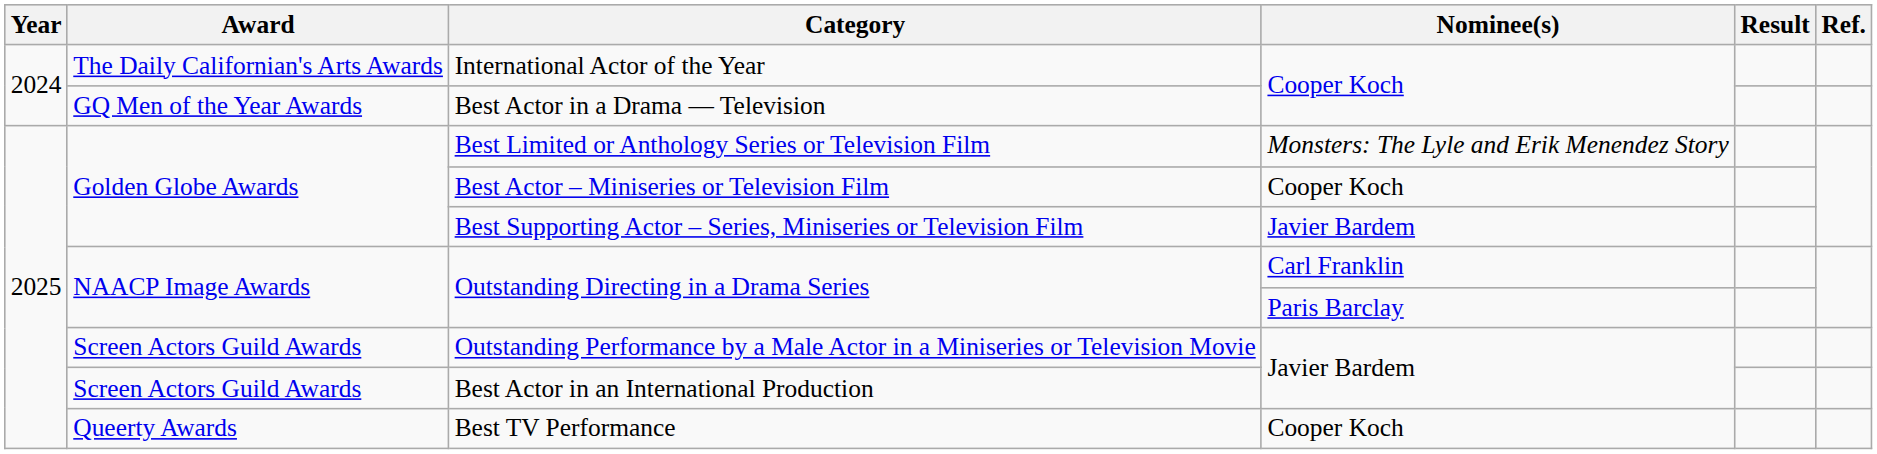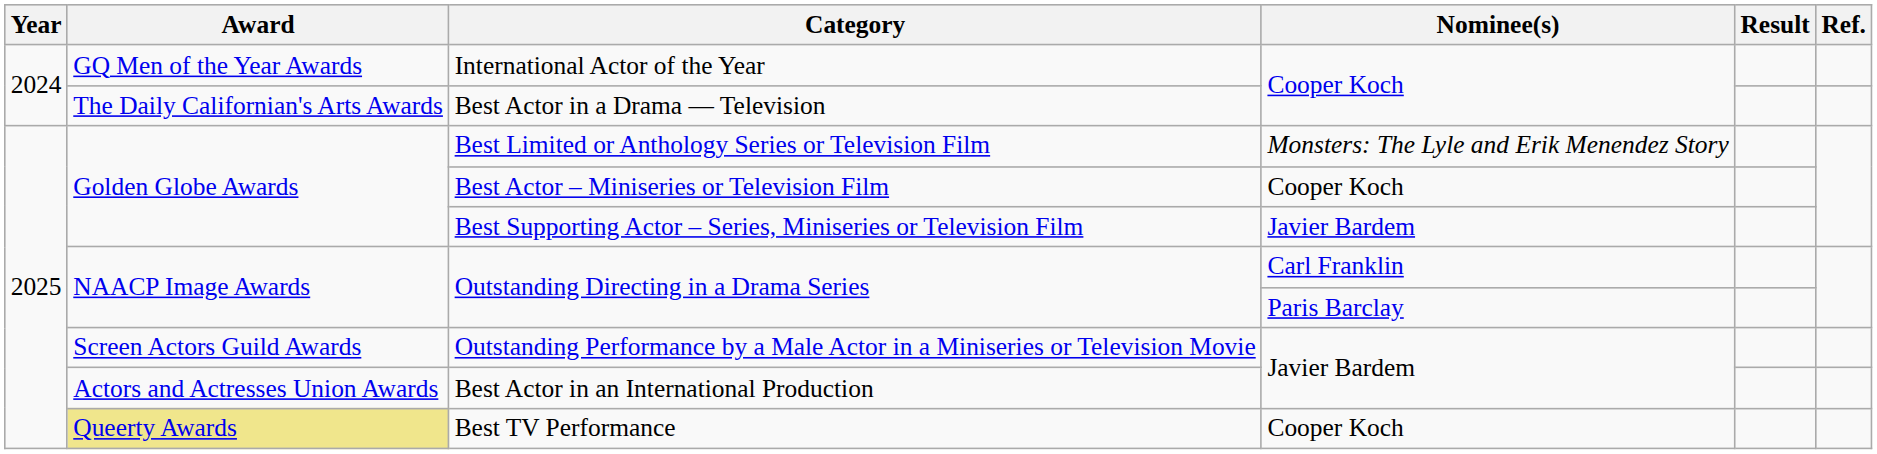(258, 65) The Daily Californian's Arts Awards -> (218, 65) GQ Men of the Year Awards
(218, 105) GQ Men of the Year Awards -> (258, 105) The Daily Californian's Arts Awards
(217, 387) Screen Actors Guild Awards -> (256, 387) Actors and Actresses Union Awards
(155, 428) no background -> (155, 428) khaki background
